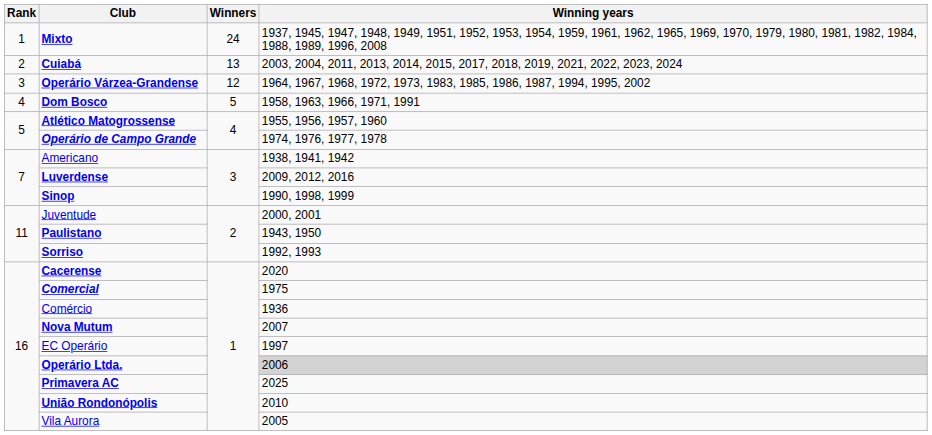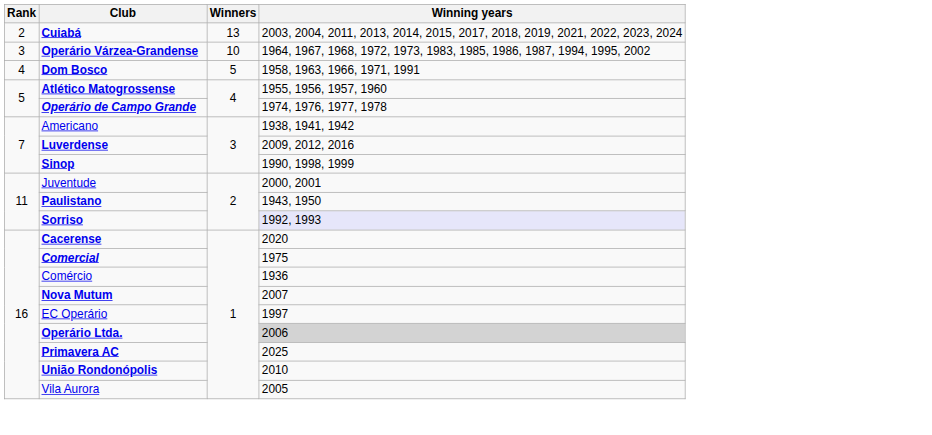- row: (57, 39)
(233, 83) 12 -> (233, 51) 10
(291, 252) no background -> (291, 220) lavender background
